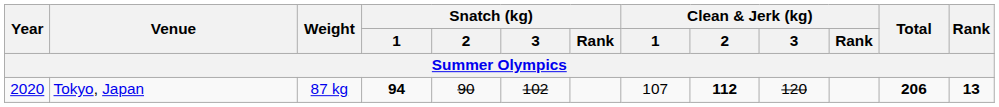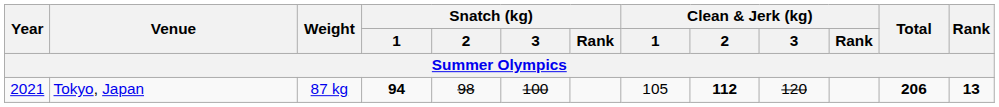(27, 89) 2020 -> (27, 89) 2021
(466, 89) 90 -> (466, 89) 98
(535, 89) 102 -> (535, 89) 100
(655, 89) 107 -> (655, 89) 105
